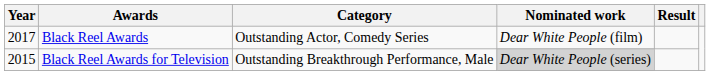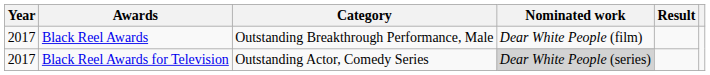(332, 37) Outstanding Actor, Comedy Series -> (364, 37) Outstanding Breakthrough Performance, Male
(22, 59) 2015 -> (22, 59) 2017
(364, 59) Outstanding Breakthrough Performance, Male -> (332, 59) Outstanding Actor, Comedy Series
